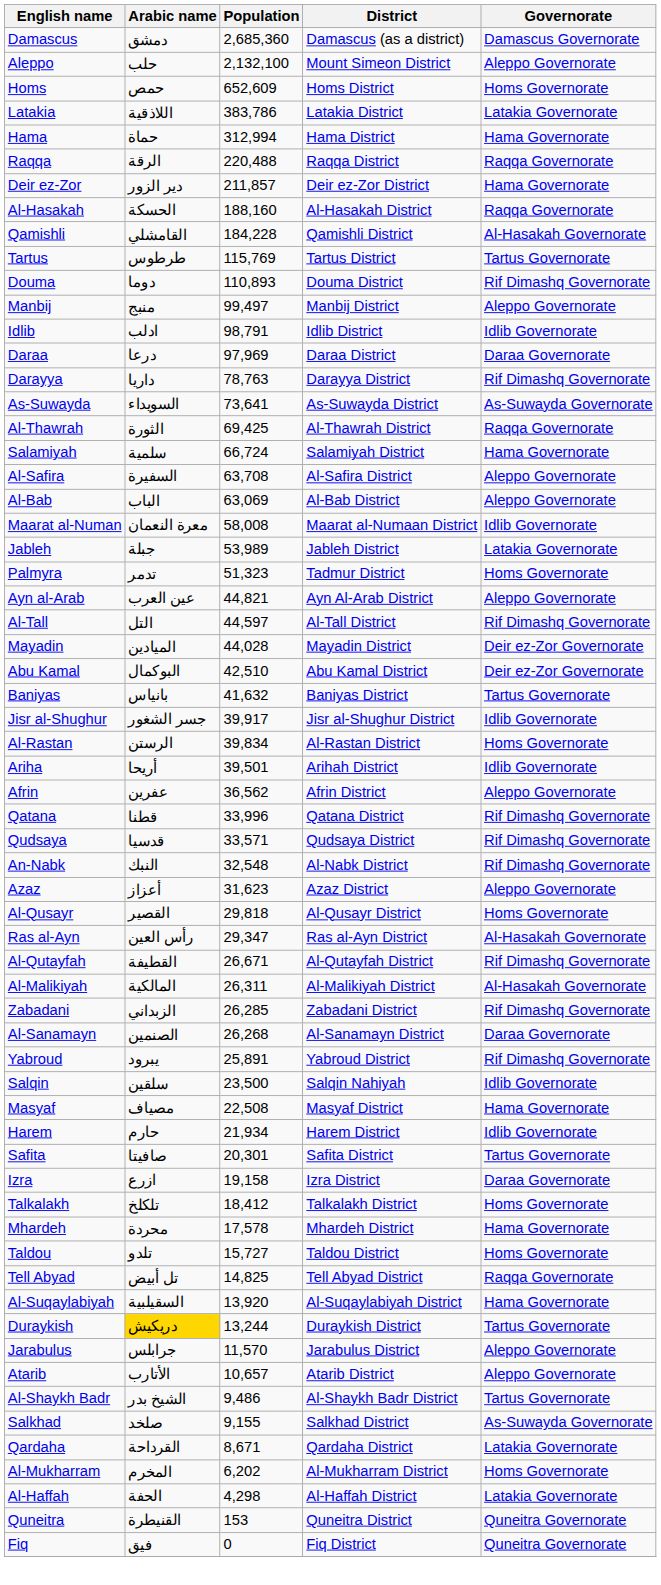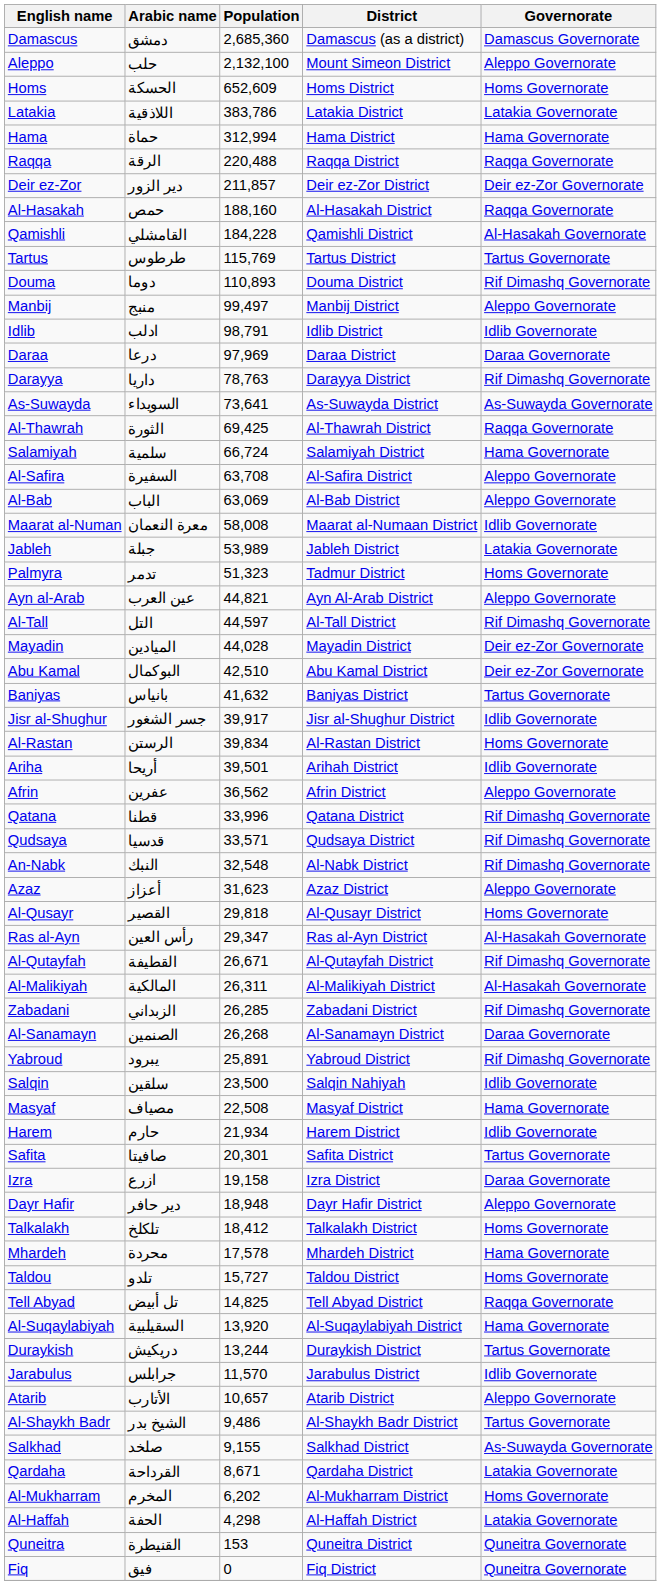(146, 88) حمص -> (152, 88) الحسكة
(547, 185) Hama Governorate -> (564, 185) Deir ez-Zor Governorate
(152, 210) الحسكة -> (146, 210) حمص
+ row: (41, 1204)
(153, 1326) gold background -> (153, 1350) no background
(550, 1350) Aleppo Governorate -> (541, 1374) Idlib Governorate
